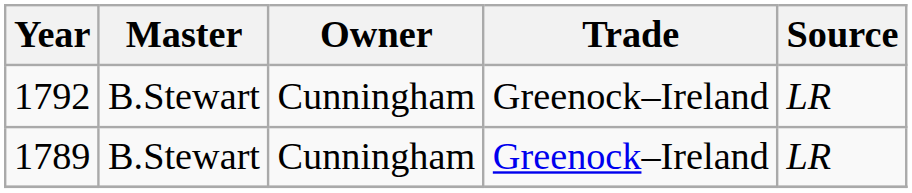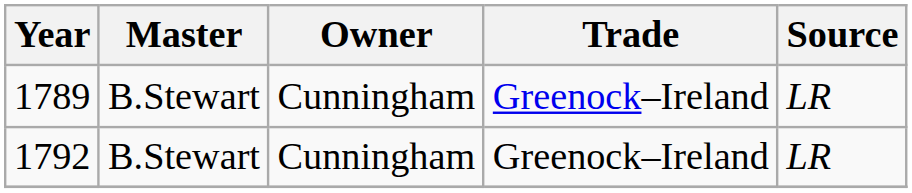rows swapped: (52, 156) <-> (52, 95)
